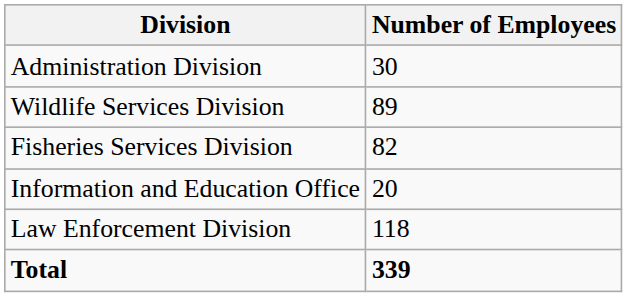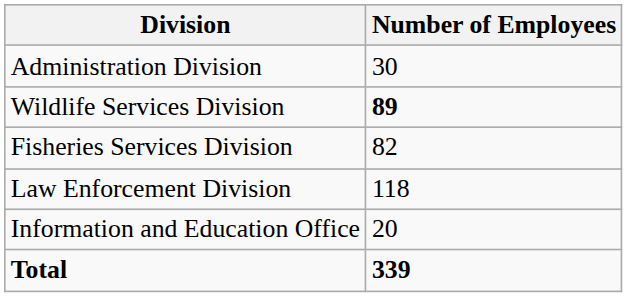(385, 106) normal -> (385, 106) bold
rows swapped: (151, 229) <-> (185, 188)
